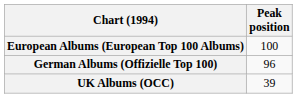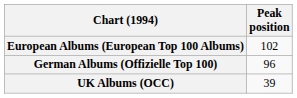(269, 45) 100 -> (269, 45) 102
